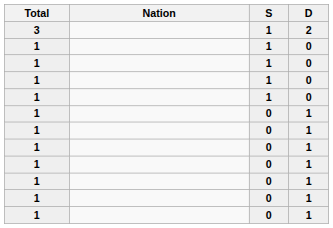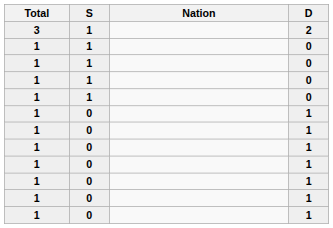columns swapped: (159, 13) <-> (269, 13)
